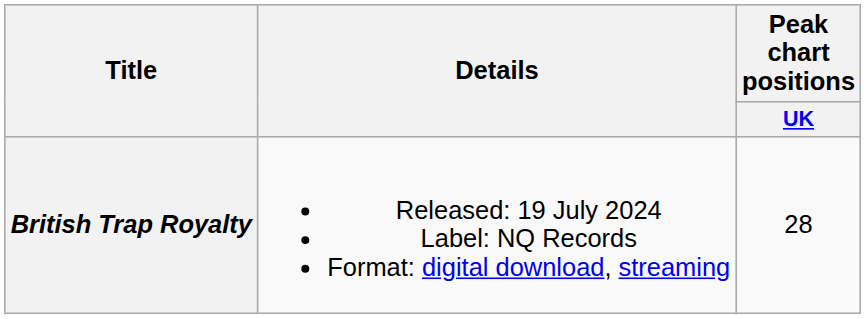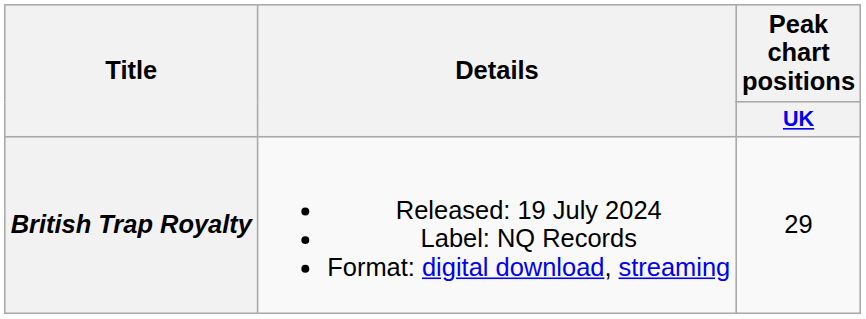(799, 224) 28 -> (799, 224) 29
